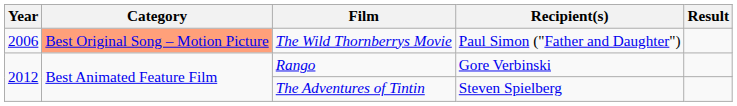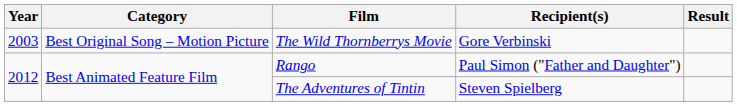(23, 40) 2006 -> (23, 40) 2003
(157, 40) lightsalmon background -> (157, 40) no background
(570, 40) Paul Simon ("Father and Daughter") -> (505, 40) Gore Verbinski
(505, 64) Gore Verbinski -> (570, 64) Paul Simon ("Father and Daughter")
